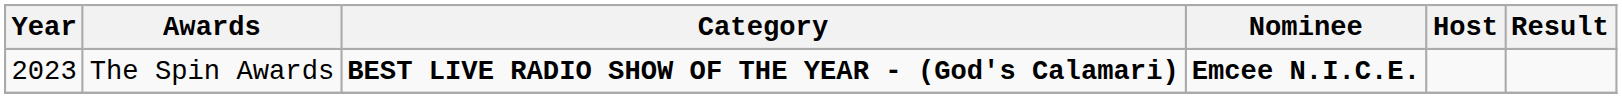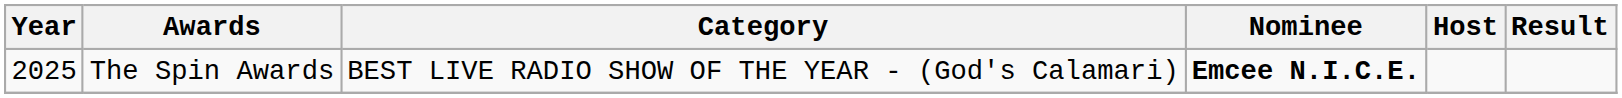(44, 71) 2023 -> (44, 71) 2025
(763, 71) bold -> (763, 71) normal
